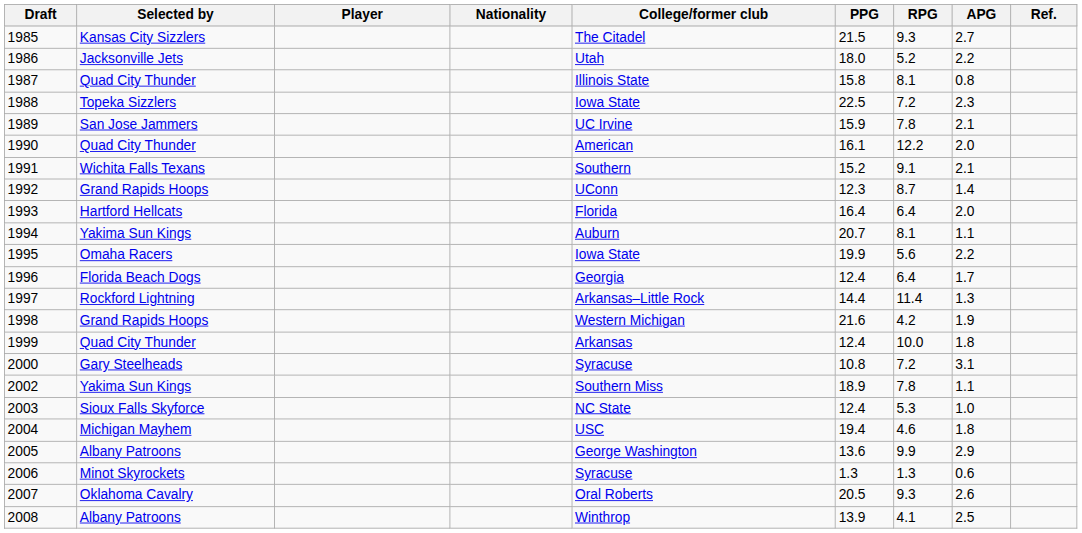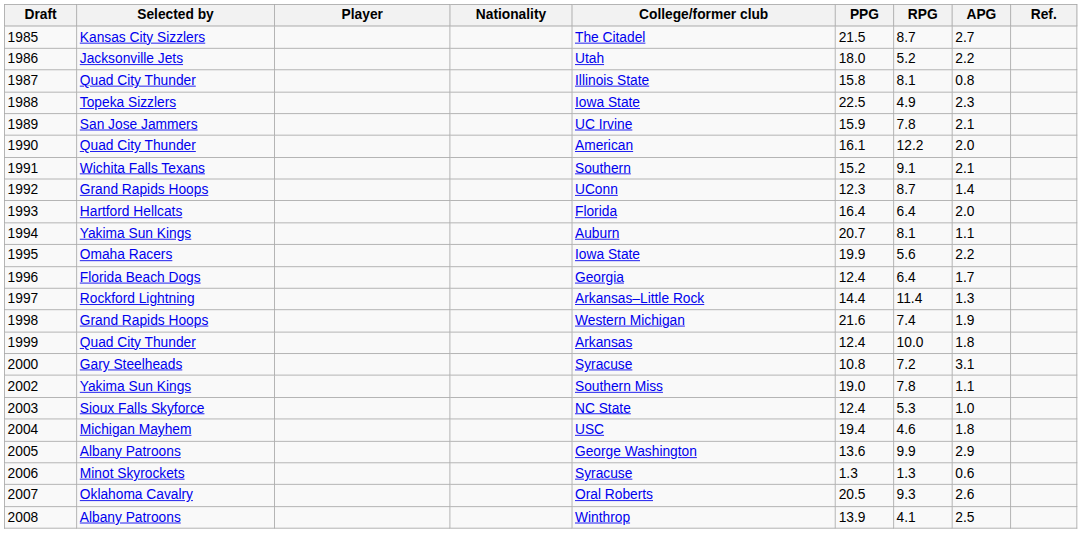(906, 37) 9.3 -> (906, 37) 8.7
(906, 102) 7.2 -> (906, 102) 4.9
(906, 320) 4.2 -> (906, 320) 7.4
(852, 386) 18.9 -> (852, 386) 19.0
